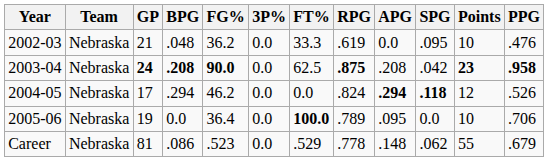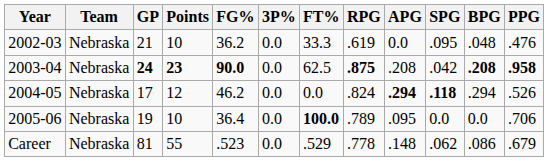columns swapped: (479, 17) <-> (183, 17)
